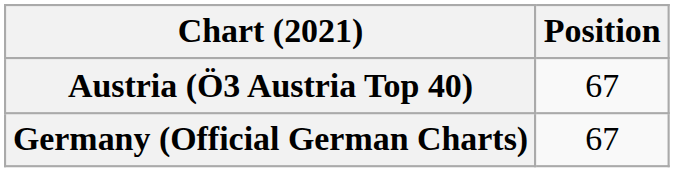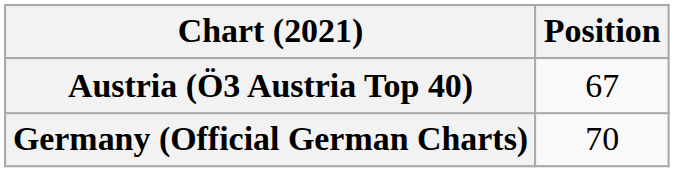(602, 138) 67 -> (602, 138) 70
